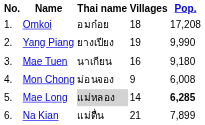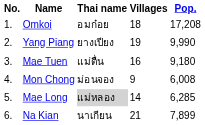(95, 61) นาเกียน -> (91, 61) แม่ตื่น
(183, 97) bold -> (183, 97) normal
(91, 116) แม่ตื่น -> (95, 116) นาเกียน
